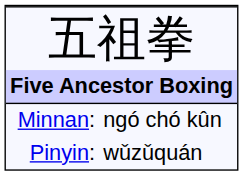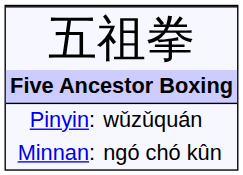rows swapped: (62, 152) <-> (56, 120)
